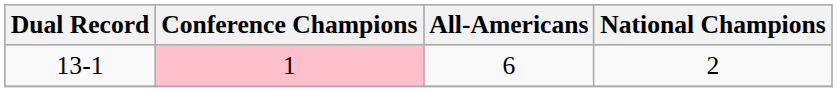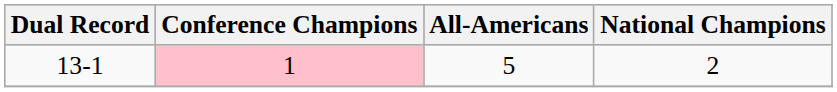(509, 65) 6 -> (509, 65) 5
